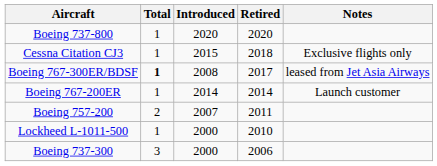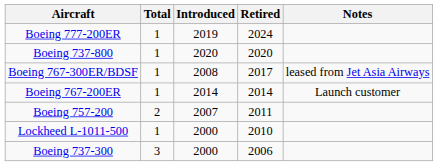+ row: (73, 33)
- row: (73, 53)
(157, 72) bold -> (157, 72) normal
